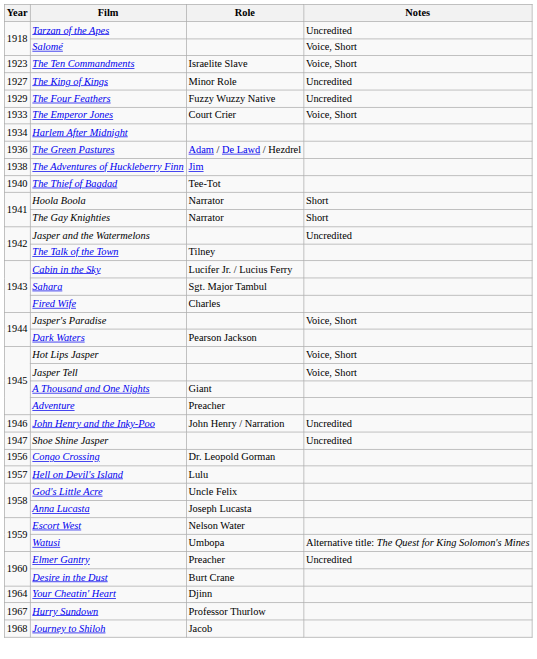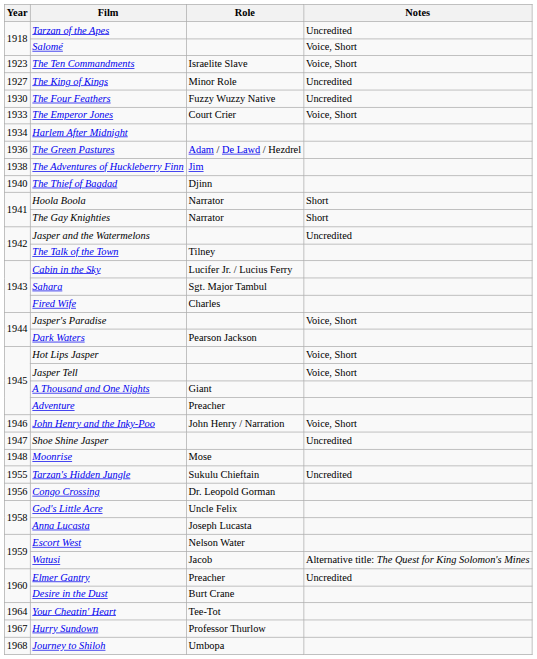(17, 98) 1929 -> (17, 98) 1930
(205, 184) Tee-Tot -> (200, 184) Djinn
(329, 423) Uncredited -> (331, 423) Voice, Short
+ row: (52, 458)
+ row: (81, 475)
- row: (78, 475)
(206, 543) Umbopa -> (200, 560) Jacob
(200, 594) Djinn -> (205, 611) Tee-Tot
(200, 629) Jacob -> (206, 646) Umbopa
